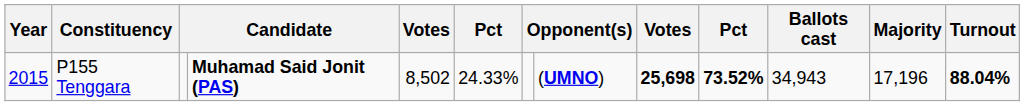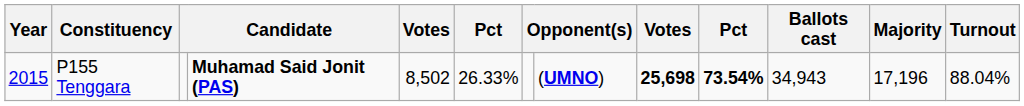(488, 77) 24.33% -> (488, 77) 26.33%
(733, 77) 73.52% -> (733, 77) 73.54%
(980, 77) bold -> (980, 77) normal
